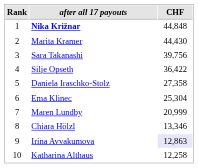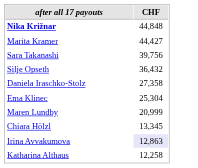- column: (17, 12)
(175, 41) 44,430 -> (151, 41) 44,427
(175, 69) 36,422 -> (151, 69) 36,432
(175, 126) 13,346 -> (151, 126) 13,345
